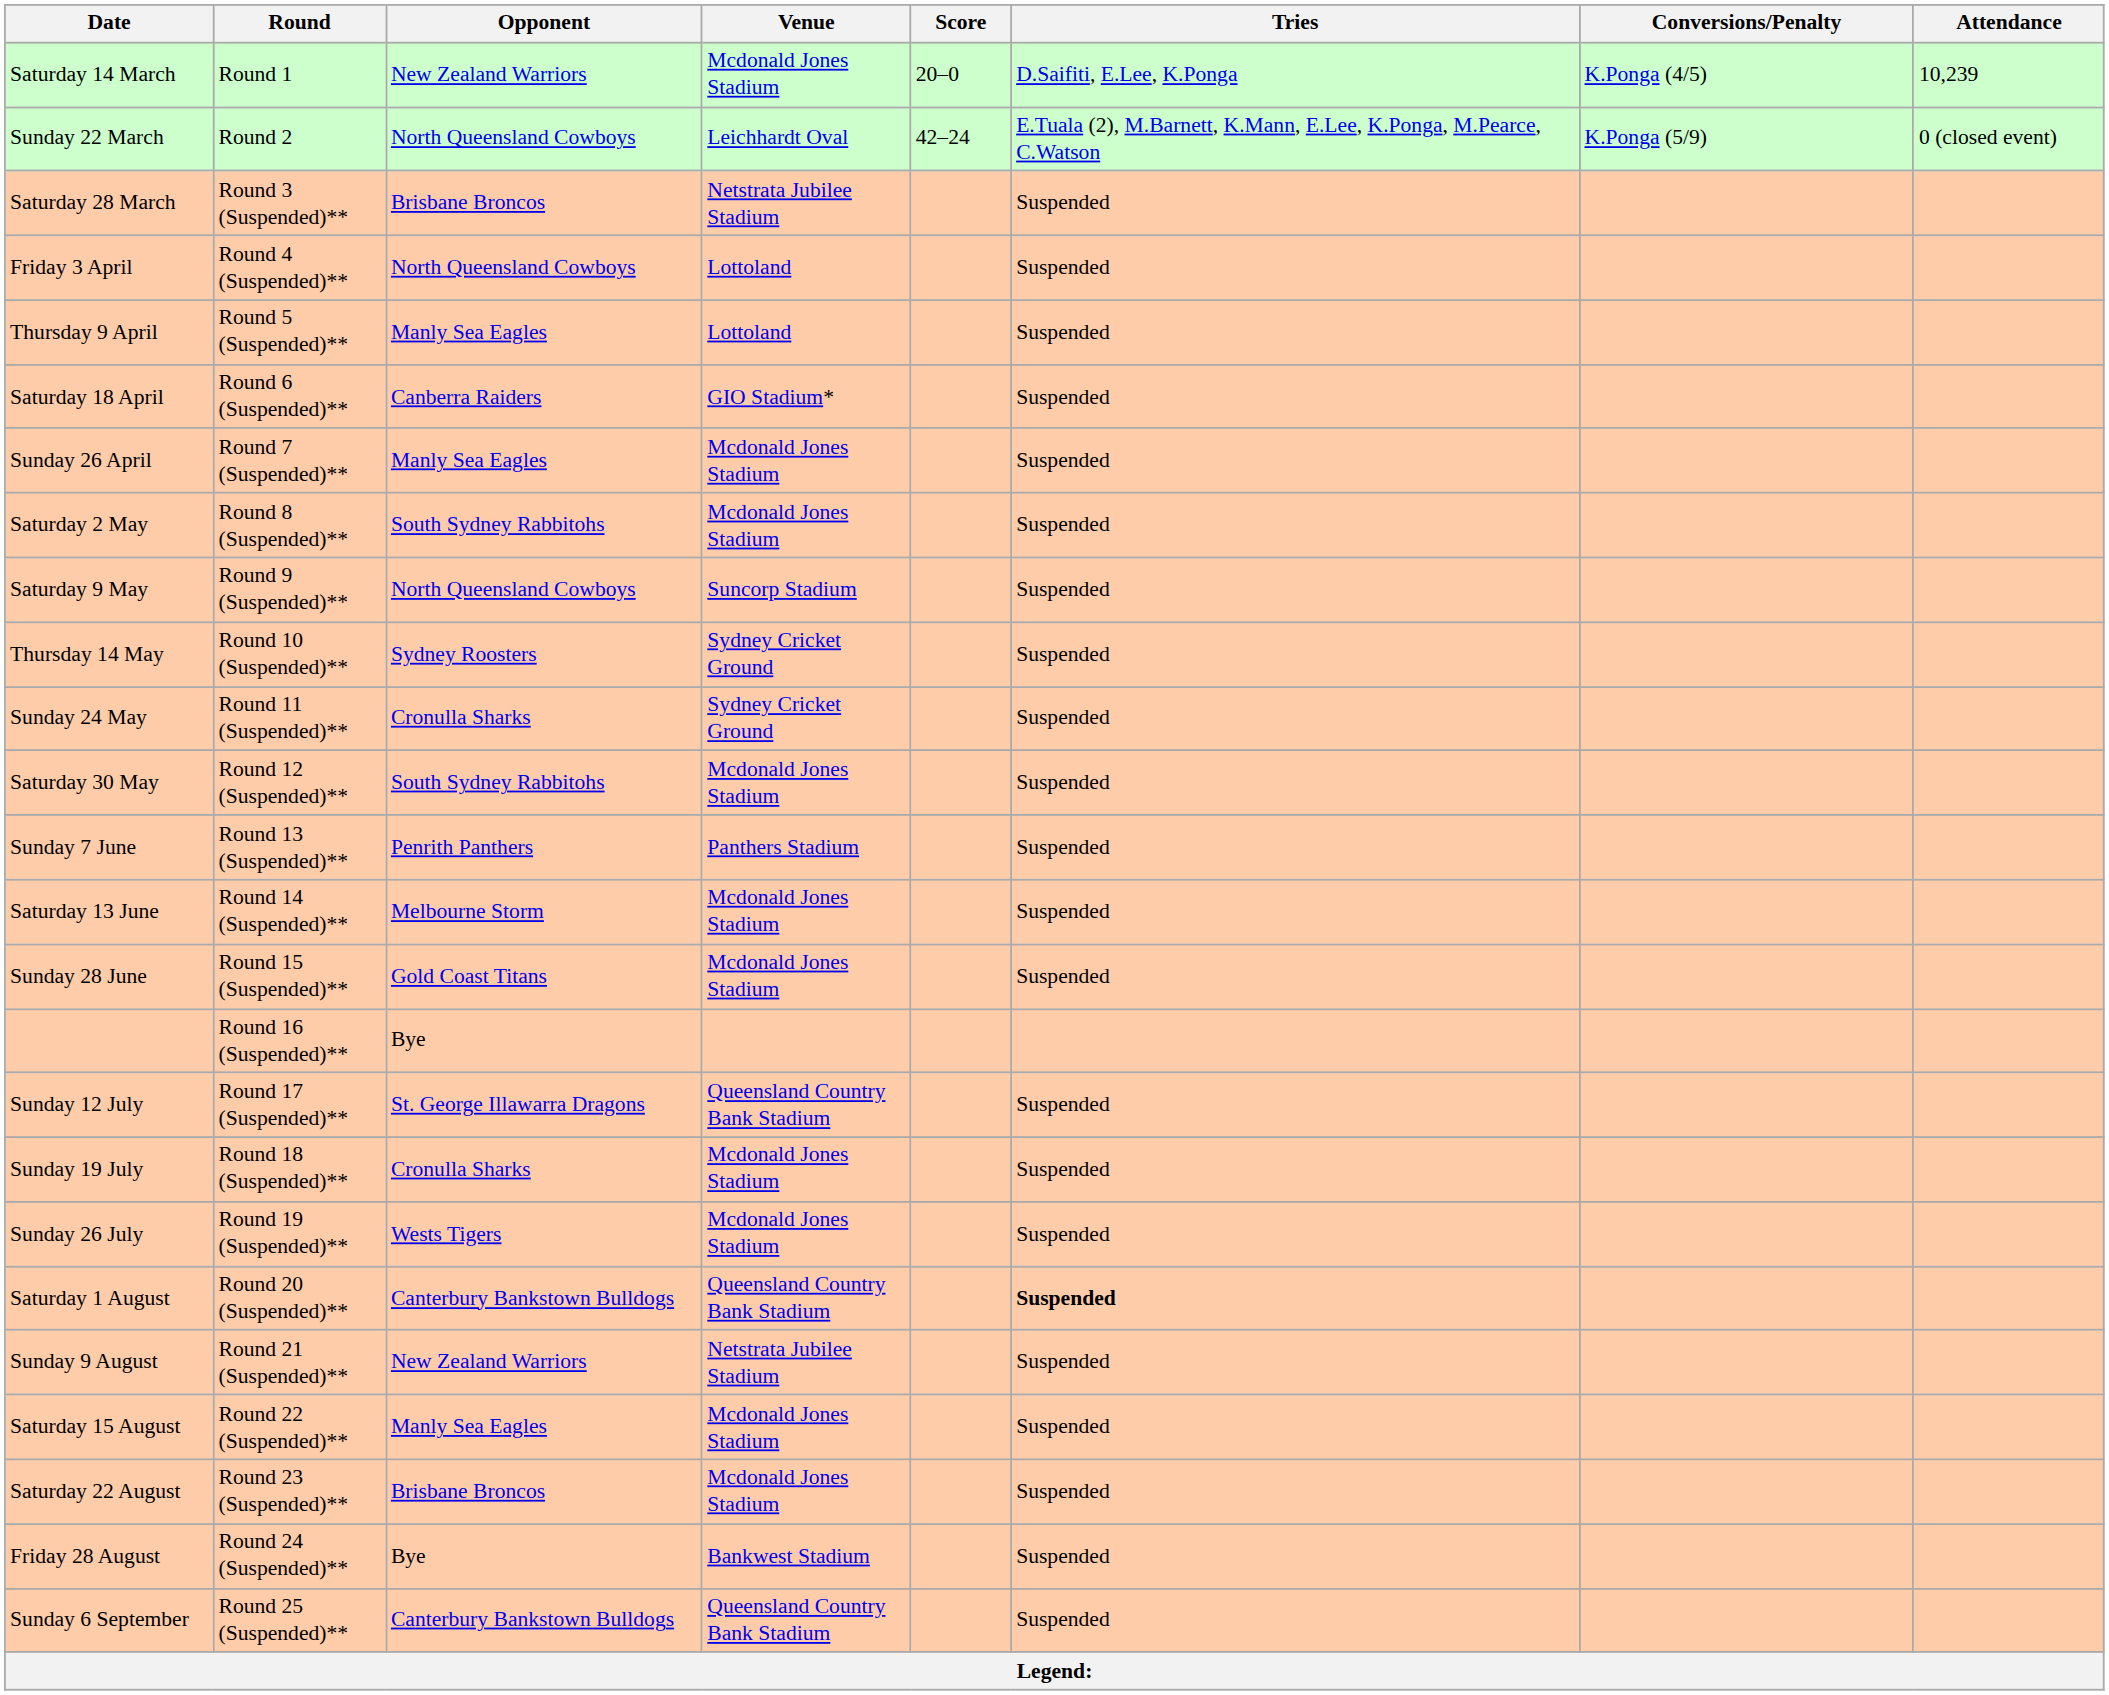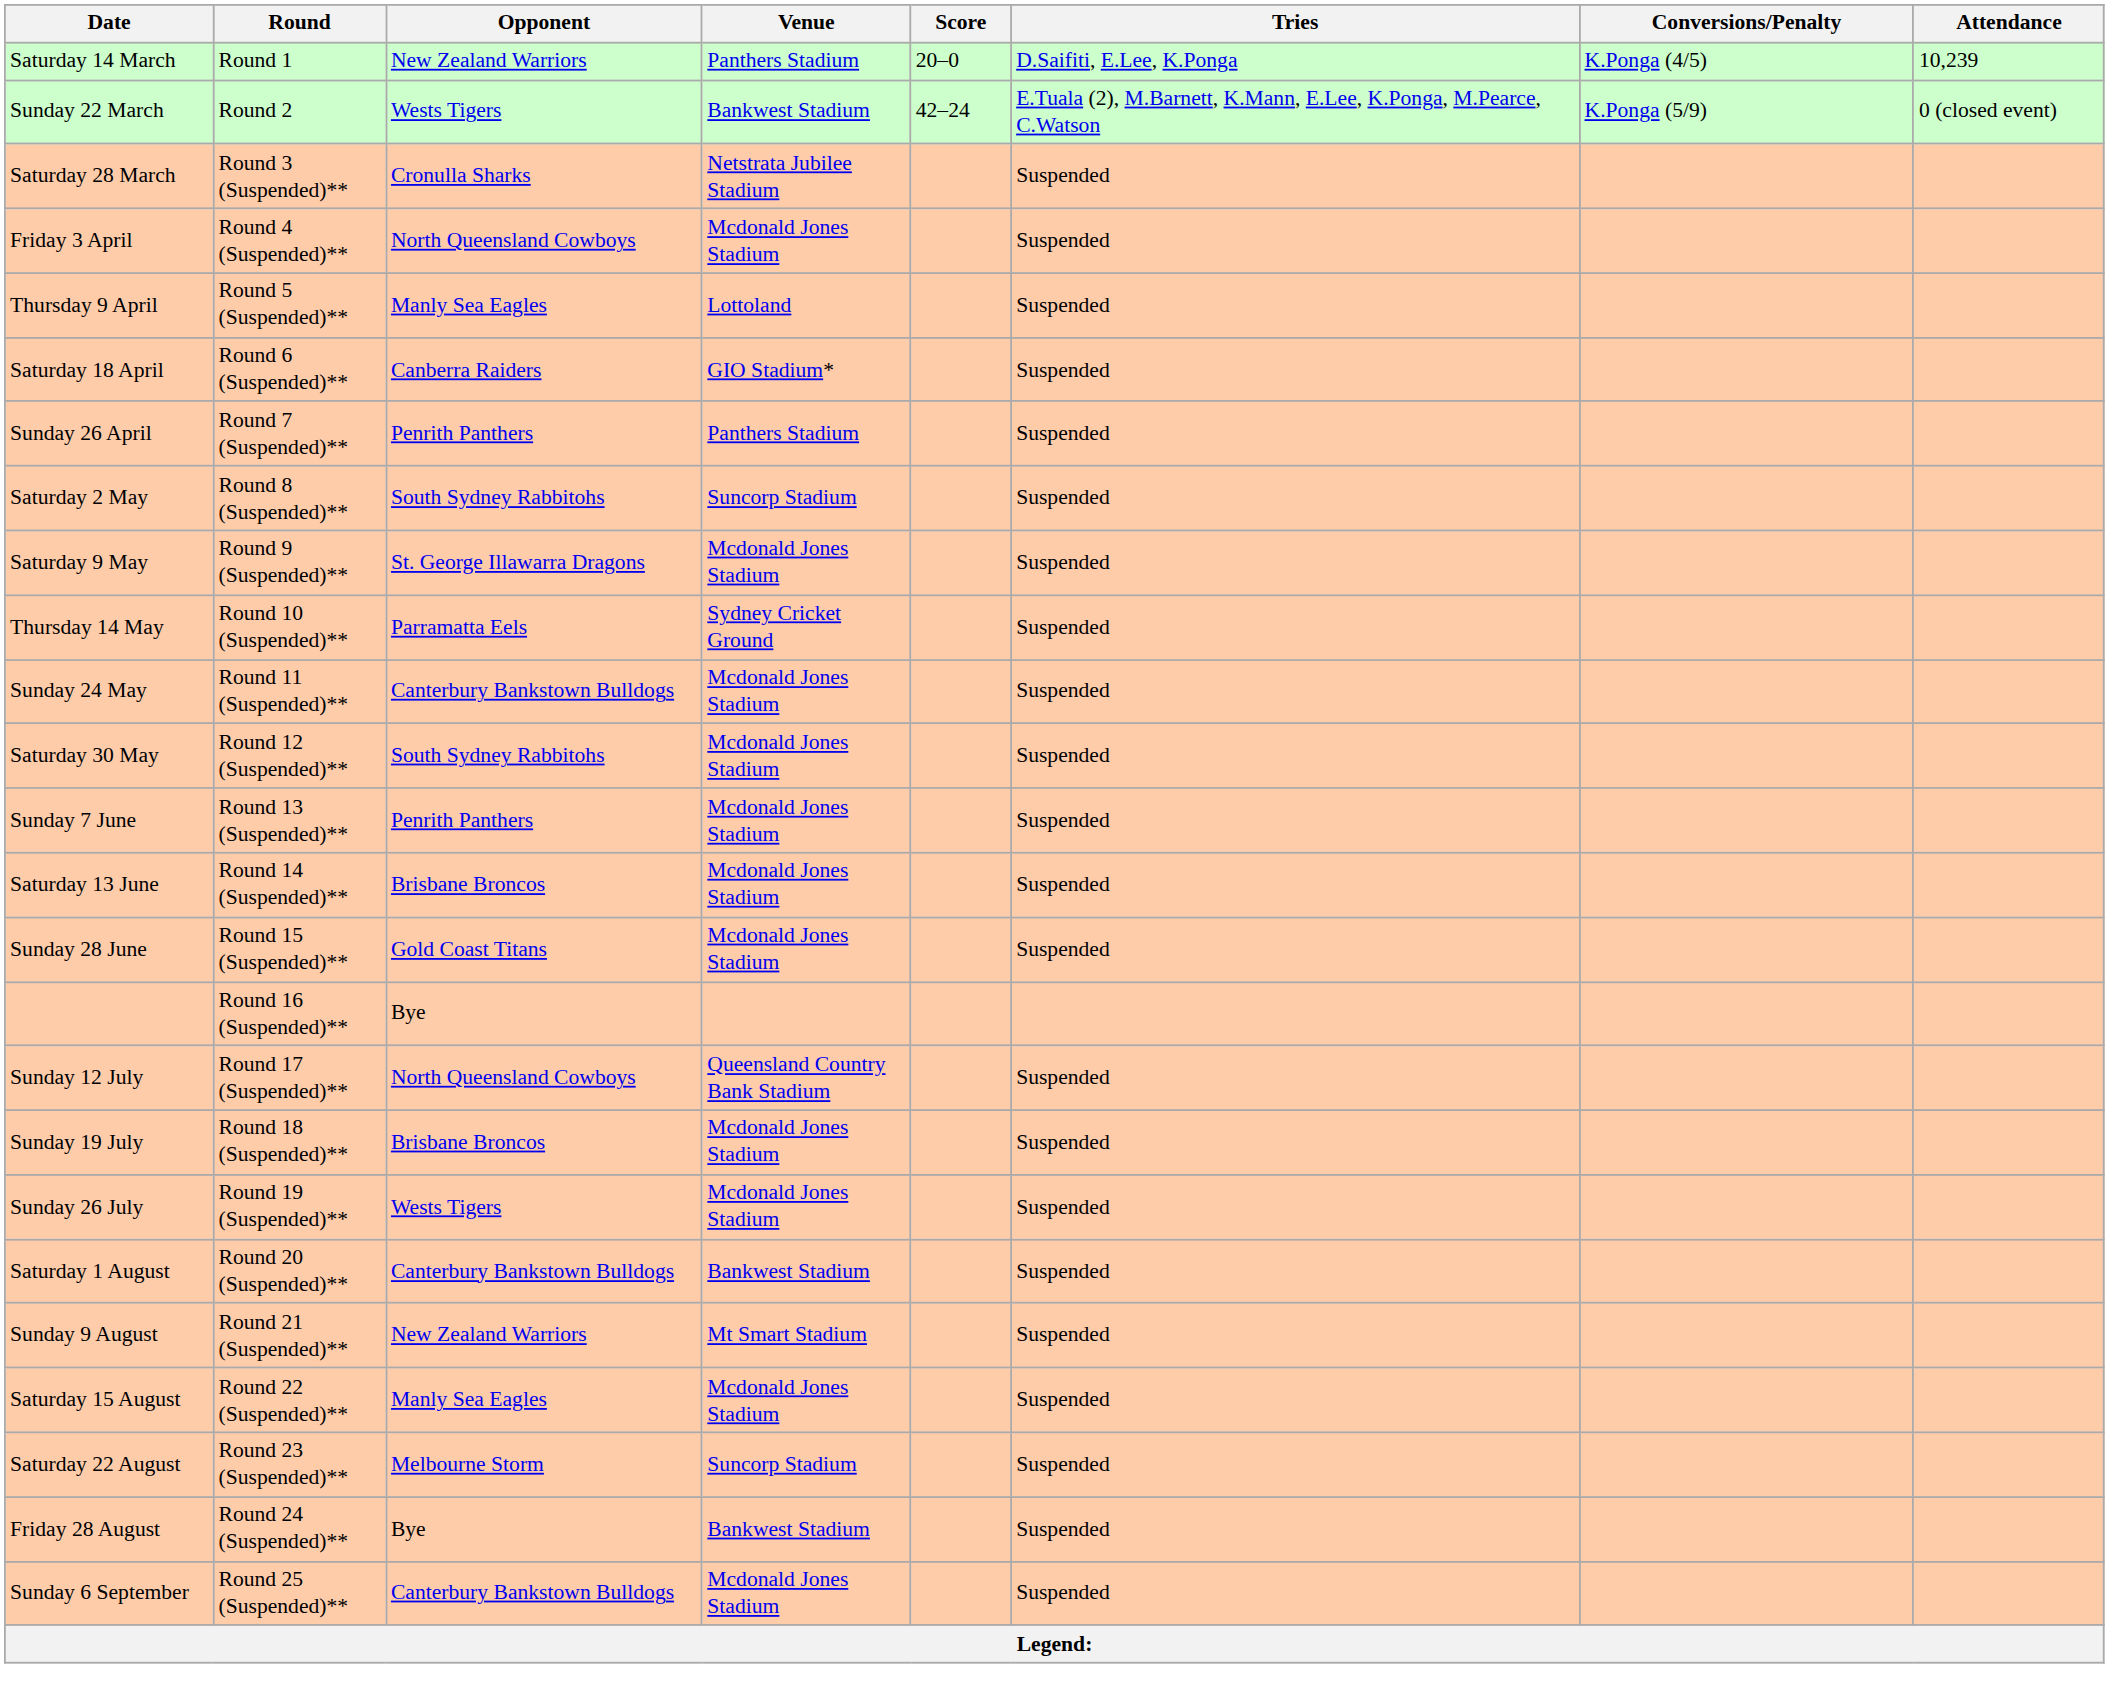(778, 74) Mcdonald Jones Stadium -> (783, 60) Panthers Stadium
(513, 138) North Queensland Cowboys -> (446, 111) Wests Tigers
(778, 138) Leichhardt Oval -> (789, 111) Bankwest Stadium
(468, 202) Brisbane Broncos -> (461, 175) Cronulla Sharks
(749, 267) Lottoland -> (778, 240) Mcdonald Jones Stadium
(469, 460) Manly Sea Eagles -> (462, 433) Penrith Panthers
(778, 460) Mcdonald Jones Stadium -> (783, 433) Panthers Stadium
(778, 524) Mcdonald Jones Stadium -> (782, 497) Suncorp Stadium
(513, 589) North Queensland Cowboys -> (518, 562) St. George Illawarra Dragons
(782, 589) Suncorp Stadium -> (778, 562) Mcdonald Jones Stadium
(464, 653) Sydney Roosters -> (459, 626) Parramatta Eels
(461, 718) Cronulla Sharks -> (533, 691) Canterbury Bankstown Bulldogs
(774, 718) Sydney Cricket Ground -> (778, 691) Mcdonald Jones Stadium
(783, 846) Panthers Stadium -> (778, 819) Mcdonald Jones Stadium
(467, 911) Melbourne Storm -> (468, 884) Brisbane Broncos
(518, 1104) St. George Illawarra Dragons -> (513, 1077) North Queensland Cowboys
(461, 1169) Cronulla Sharks -> (468, 1142) Brisbane Broncos
(796, 1297) Queensland Country Bank Stadium -> (789, 1270) Bankwest Stadium
(1066, 1297) bold -> (1063, 1270) normal
(780, 1362) Netstrata Jubilee Stadium -> (787, 1335) Mt Smart Stadium
(468, 1491) Brisbane Broncos -> (467, 1464) Melbourne Storm
(778, 1491) Mcdonald Jones Stadium -> (782, 1464) Suncorp Stadium
(796, 1619) Queensland Country Bank Stadium -> (778, 1592) Mcdonald Jones Stadium
